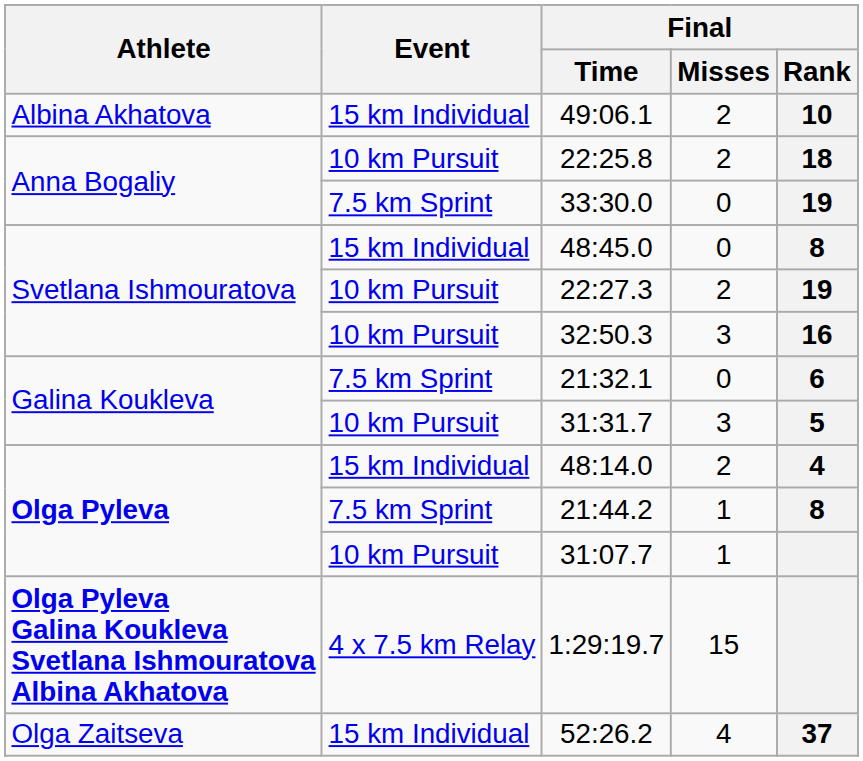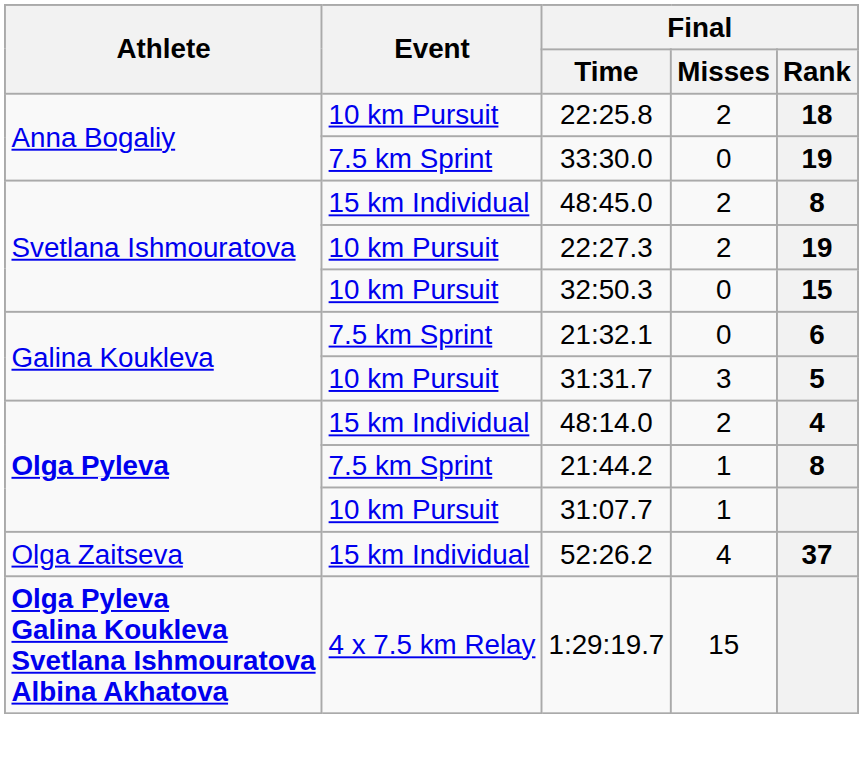- row: (606, 115)
(724, 247) 0 -> (724, 203) 2
(724, 335) 3 -> (724, 291) 0
(817, 335) 16 -> (817, 291) 15
rows swapped: (606, 735) <-> (606, 644)
